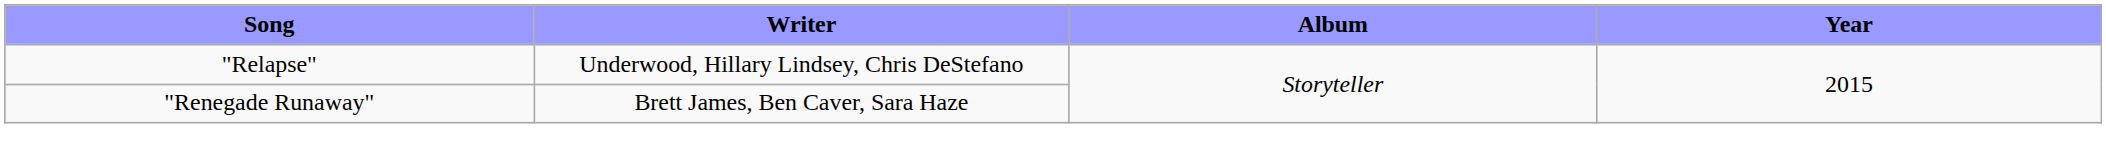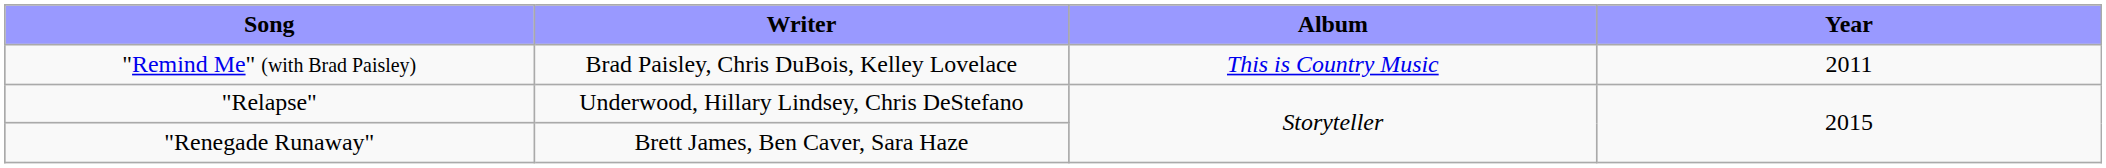+ row: (269, 63)
